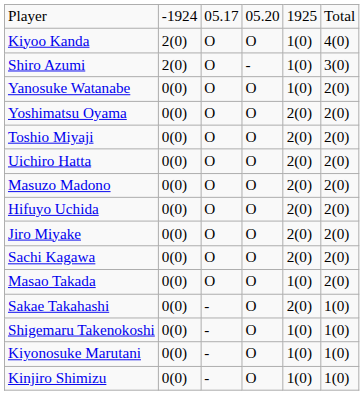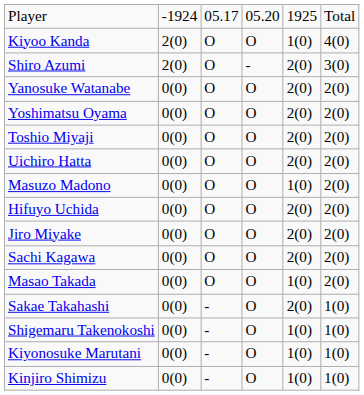(299, 64) 1(0) -> (299, 64) 2(0)
(299, 88) 1(0) -> (299, 88) 2(0)
(299, 185) 2(0) -> (299, 185) 1(0)
